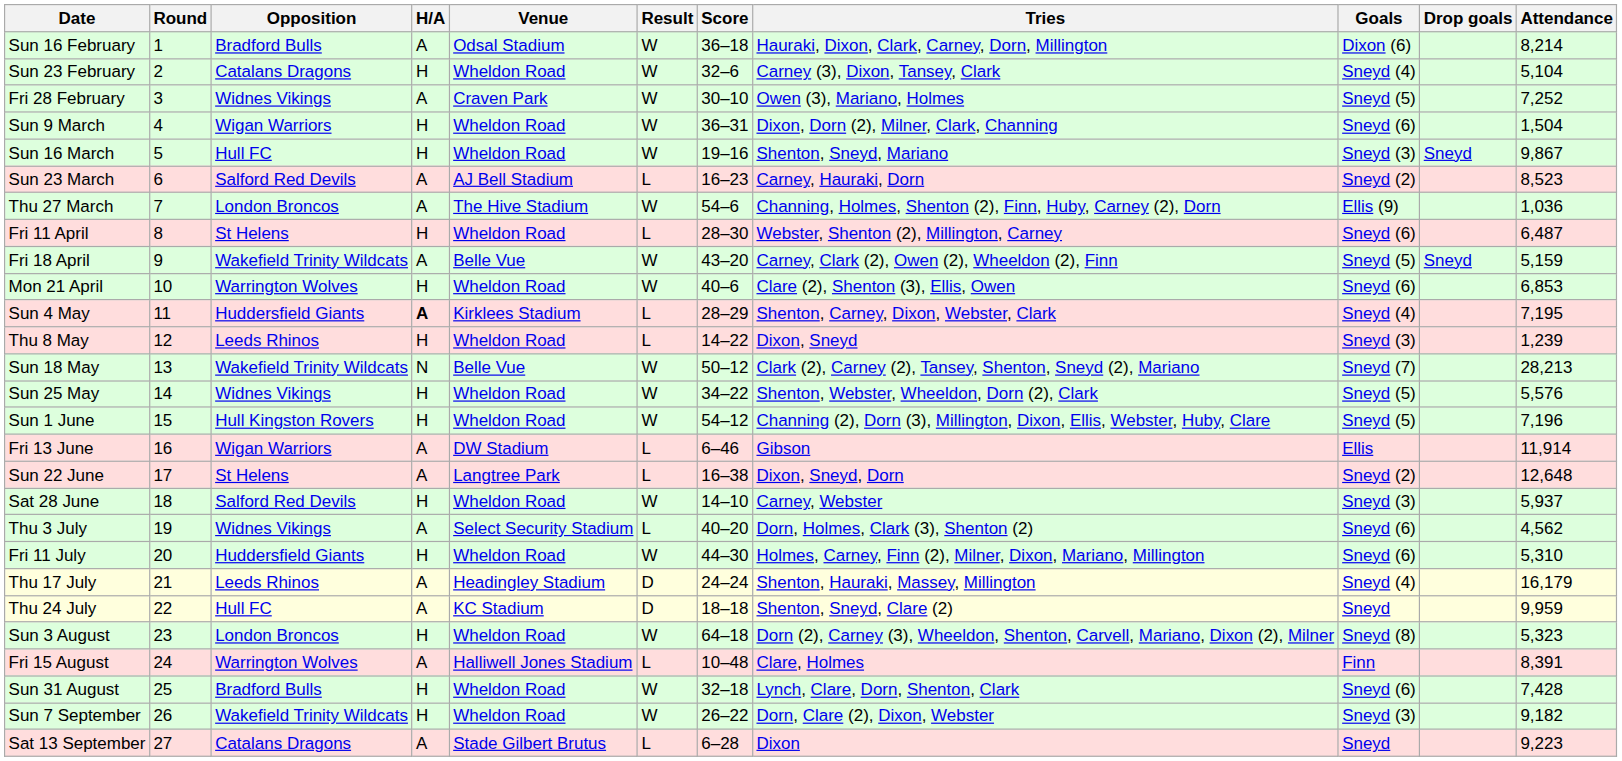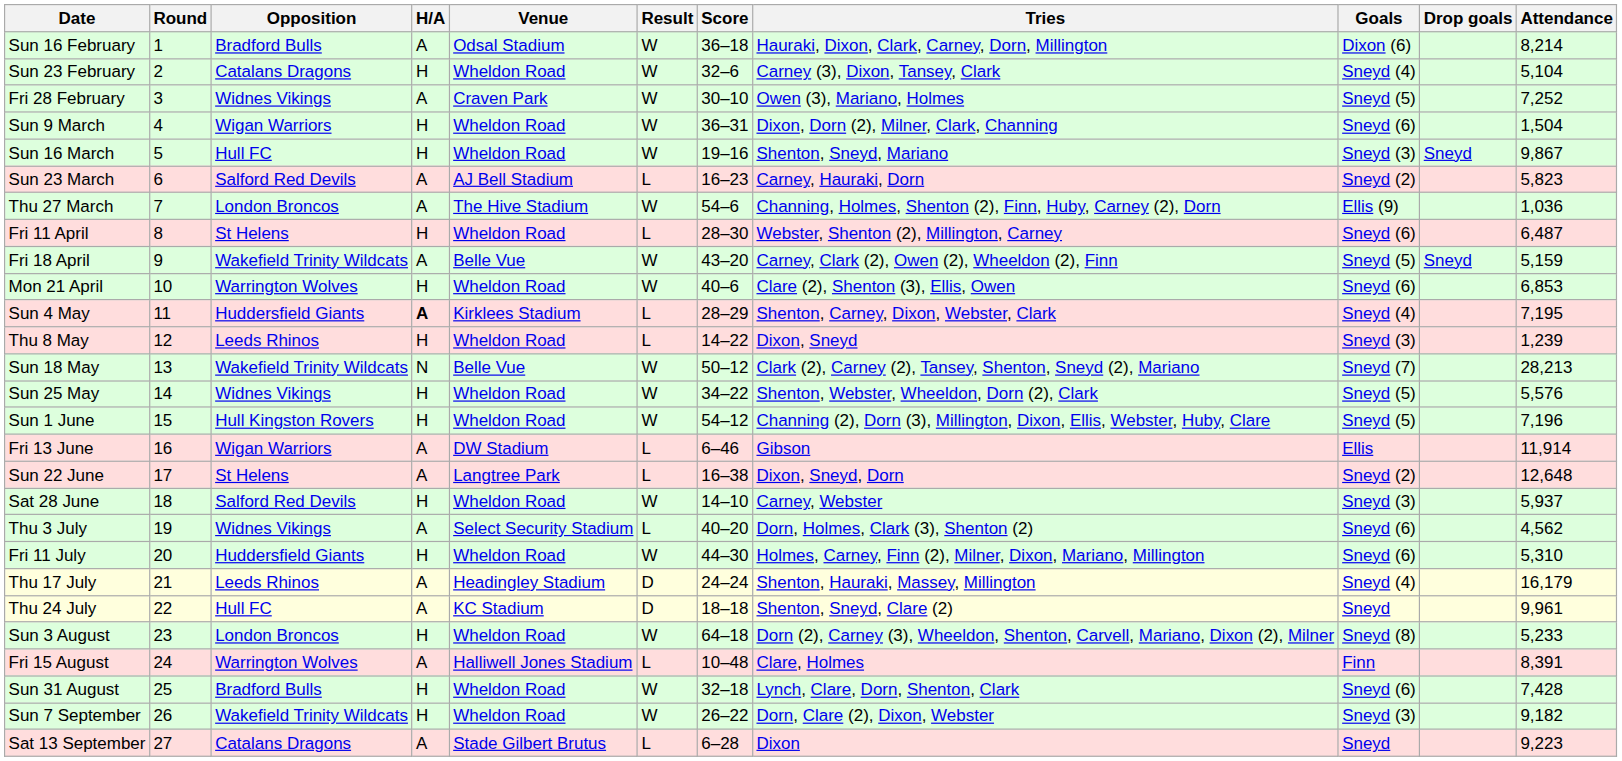(1542, 179) 8,523 -> (1542, 179) 5,823
(1542, 609) 9,959 -> (1542, 609) 9,961
(1542, 636) 5,323 -> (1542, 636) 5,233
